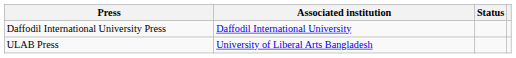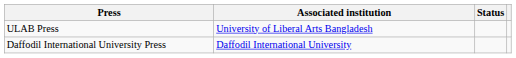rows swapped: (86, 28) <-> (33, 45)
